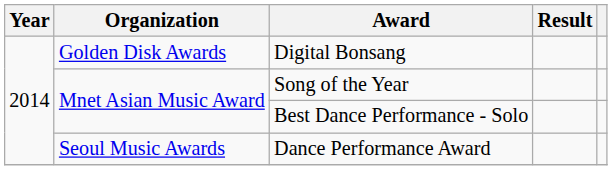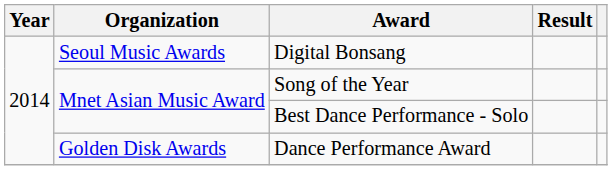(143, 52) Golden Disk Awards -> (142, 52) Seoul Music Awards
(142, 148) Seoul Music Awards -> (143, 148) Golden Disk Awards
